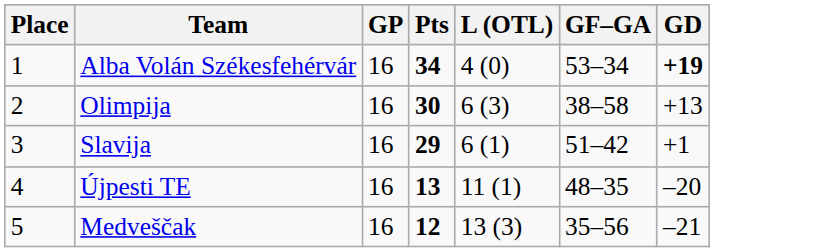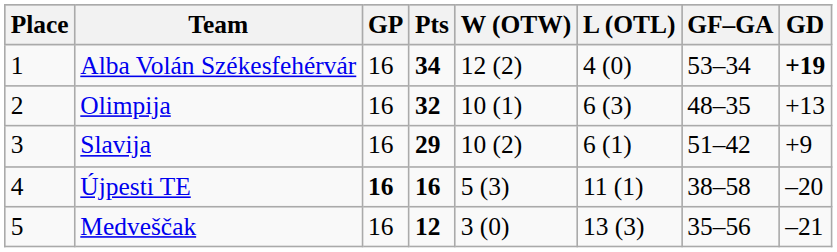+ column: (516, 24)
(428, 105) 30 -> (428, 105) 32
(597, 105) 38–58 -> (719, 105) 48–35
(676, 145) +1 -> (799, 145) +9
(381, 186) normal -> (381, 186) bold
(428, 186) 13 -> (428, 186) 16
(597, 186) 48–35 -> (719, 186) 38–58
